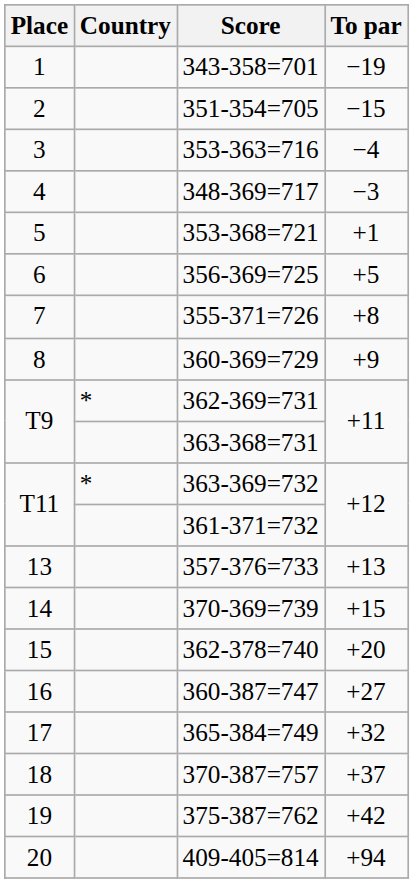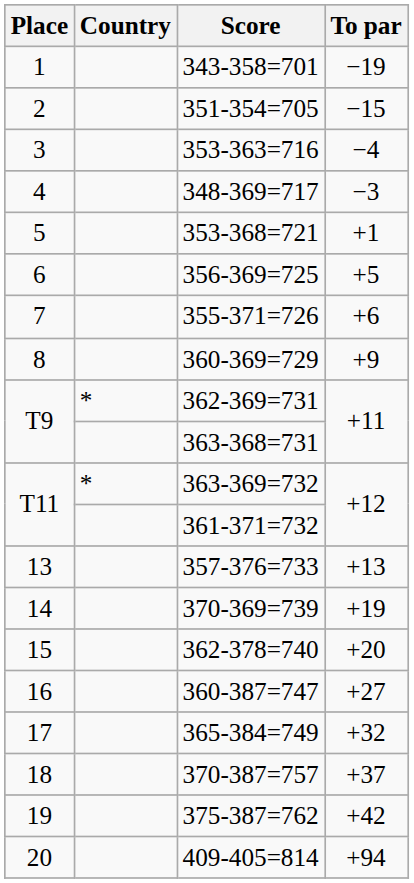(366, 316) +8 -> (366, 316) +6
(366, 607) +15 -> (366, 607) +19
